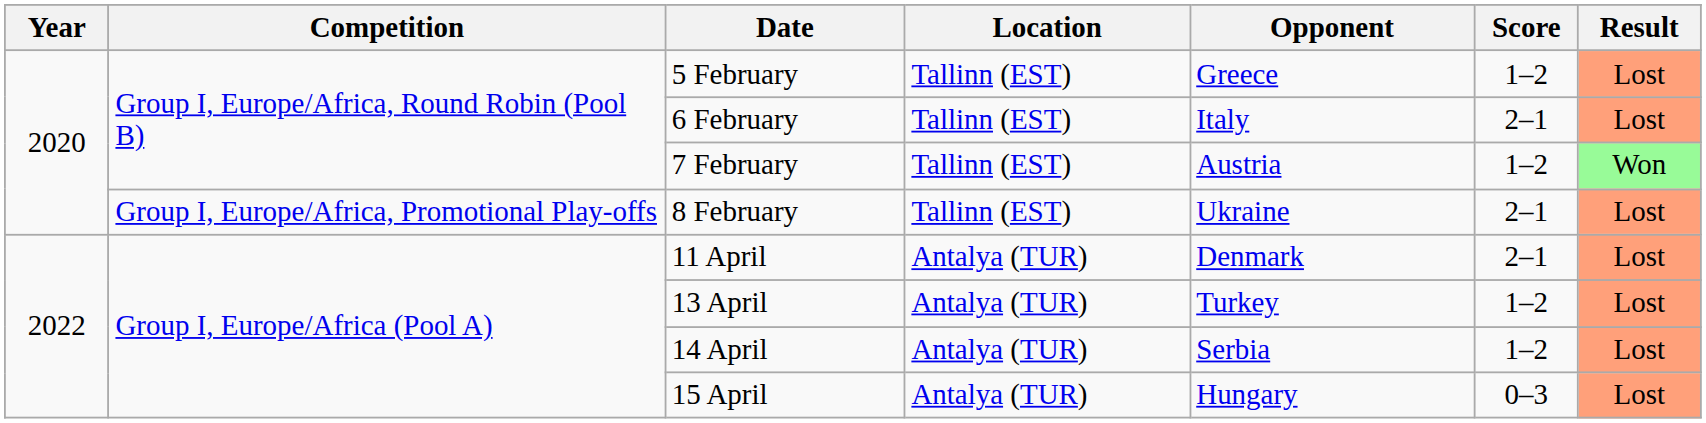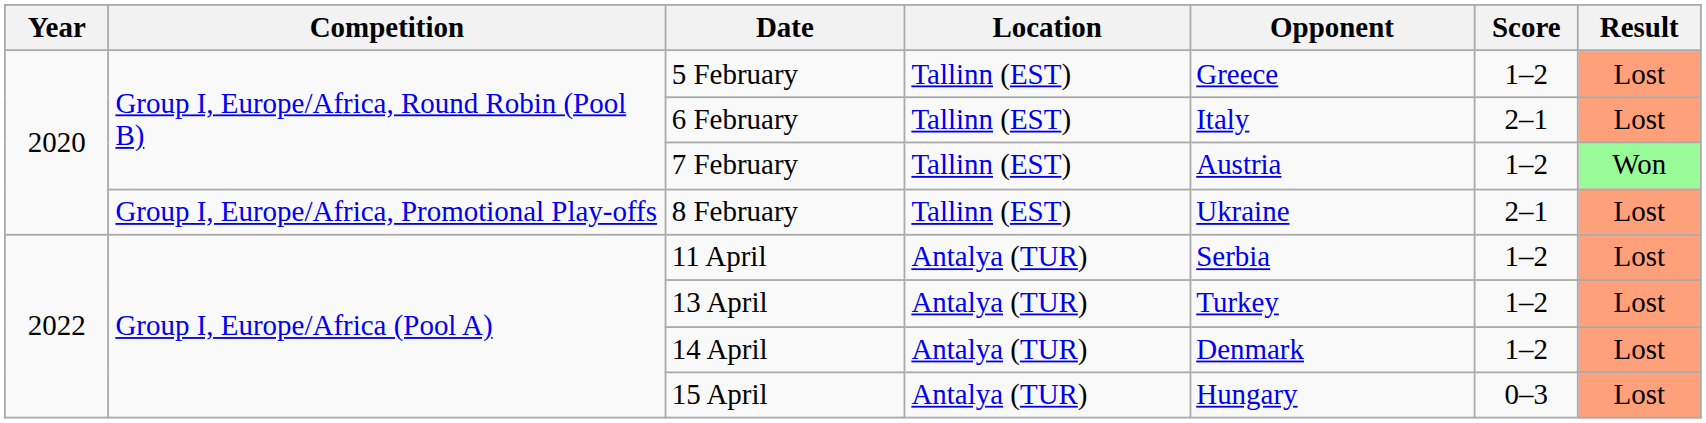(1250, 257) Denmark -> (1233, 257) Serbia
(1526, 257) 2–1 -> (1526, 257) 1–2
(1233, 348) Serbia -> (1250, 348) Denmark
